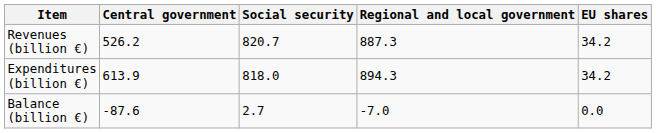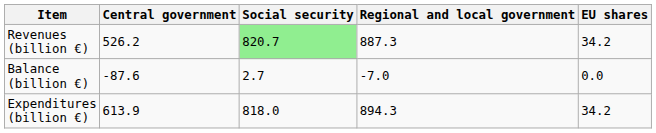(261, 42) no background -> (261, 42) lightgreen background
rows swapped: (52, 76) <-> (48, 111)
